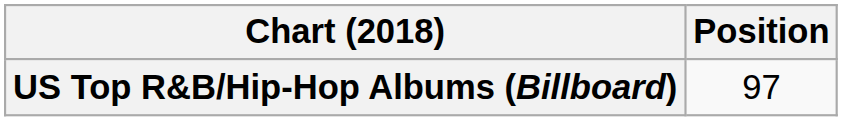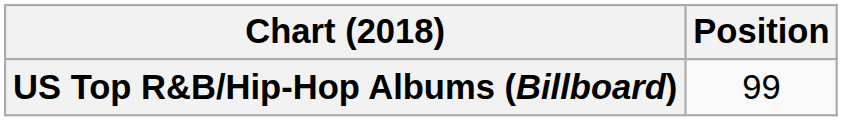(761, 86) 97 -> (761, 86) 99
